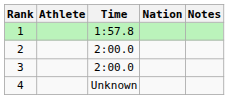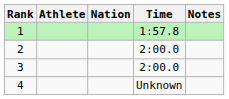columns swapped: (163, 13) <-> (114, 13)
